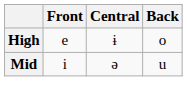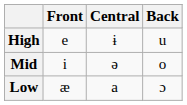(163, 40) o -> (163, 40) u
(163, 64) u -> (163, 64) o
+ row: (24, 87)
